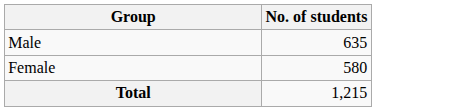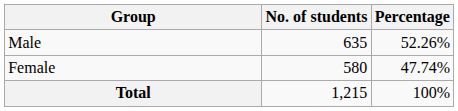+ column: (412, 17)
